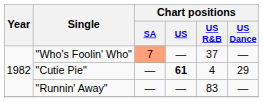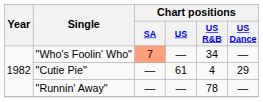(212, 54) 37 -> (212, 54) 34
(181, 71) bold -> (181, 71) normal
(212, 88) 83 -> (212, 88) 78
